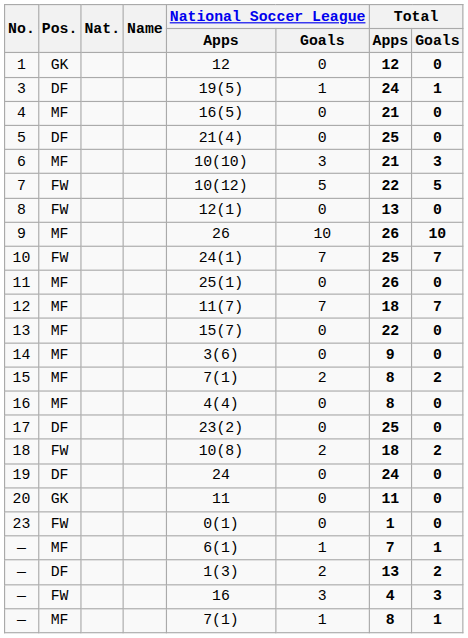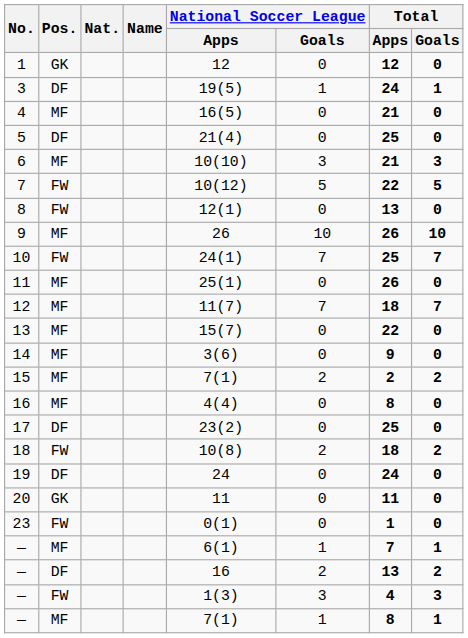(390, 379) 8 -> (390, 379) 2
(221, 572) 1(3) -> (221, 572) 16
(221, 596) 16 -> (221, 596) 1(3)
